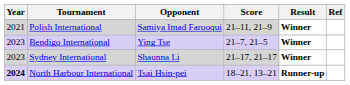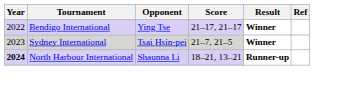- row: (65, 27)
(16, 42) 2023 -> (16, 27) 2022
(247, 42) 21–7, 21–5 -> (216, 27) 21–17, 21–17
(158, 58) Shaunna Li -> (162, 42) Tsai Hsin-pei
(251, 58) 21–17, 21–17 -> (212, 42) 21–7, 21–5
(162, 73) Tsai Hsin-pei -> (158, 58) Shaunna Li
